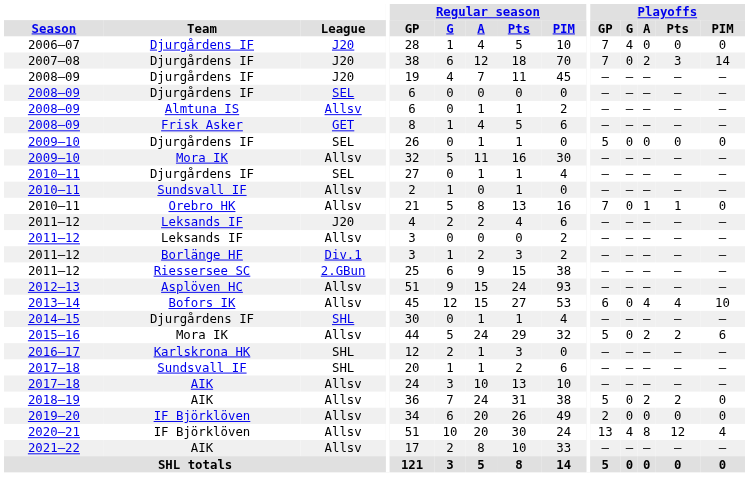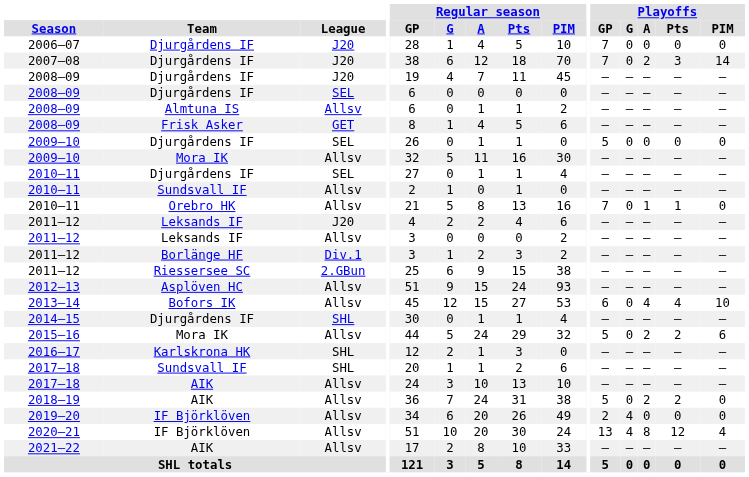(629, 44) 4 -> (629, 44) 0
(629, 416) 0 -> (629, 416) 4
